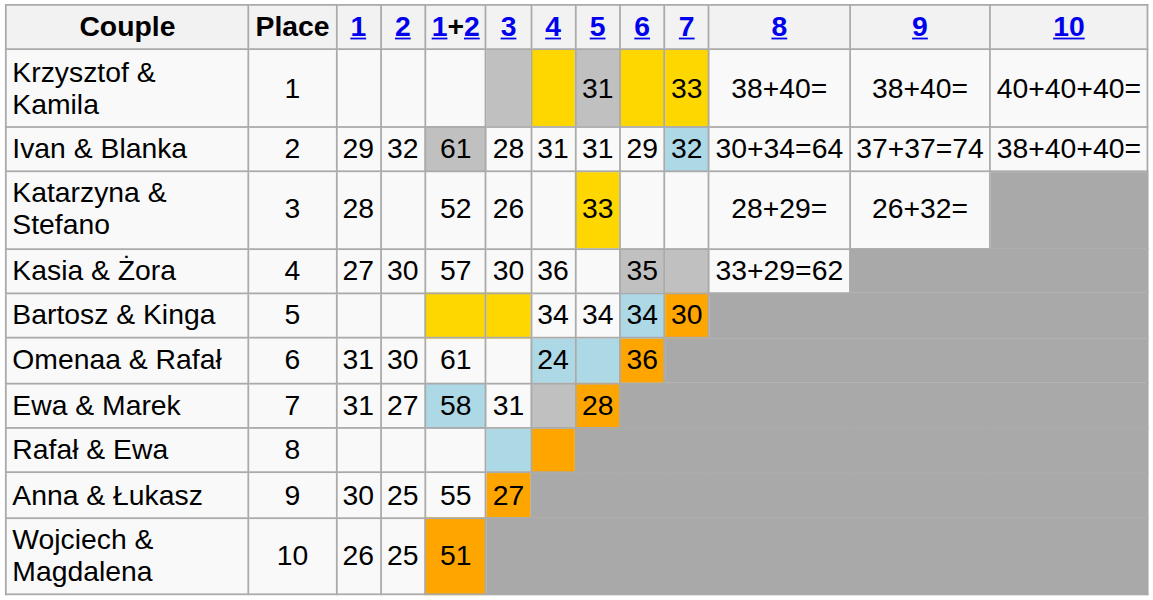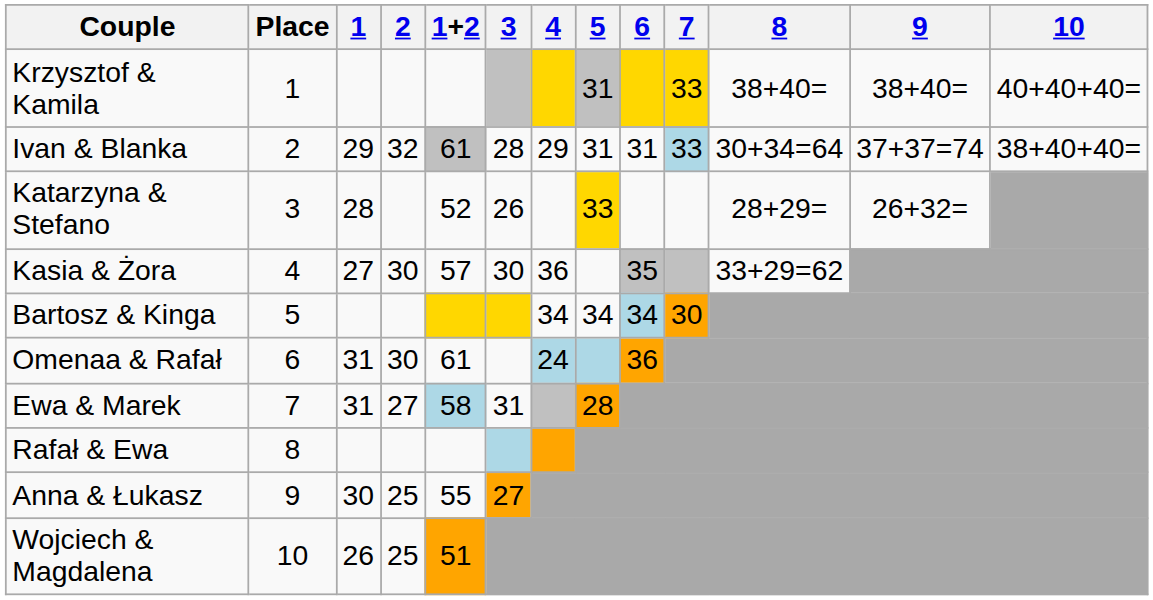(553, 148) 31 -> (553, 148) 29
(642, 148) 29 -> (642, 148) 31
(687, 148) 32 -> (687, 148) 33
